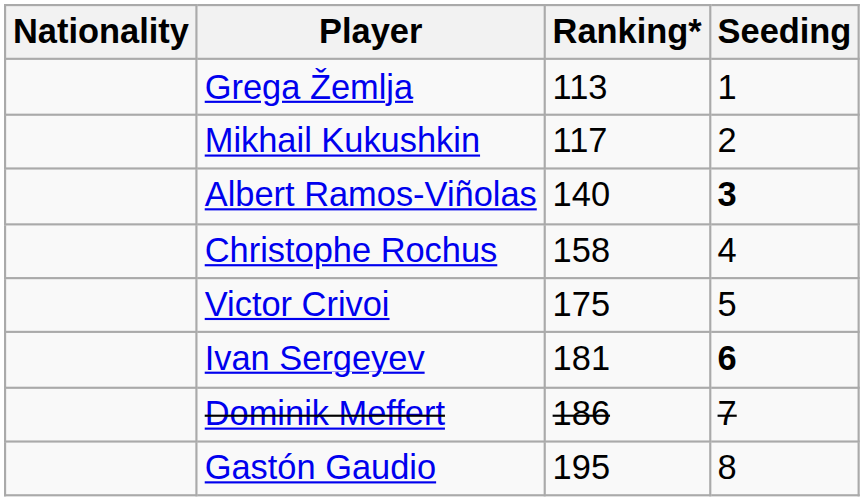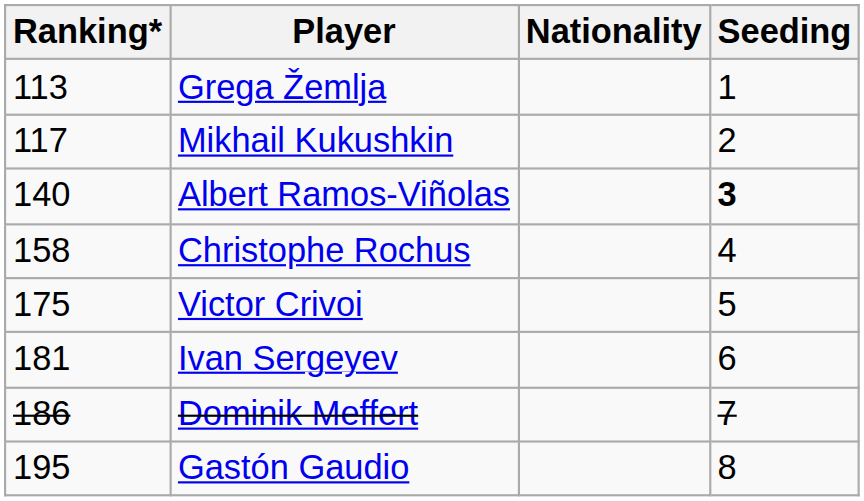columns swapped: (101, 31) <-> (627, 31)
(727, 359) bold -> (727, 359) normal
